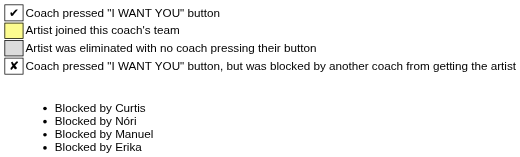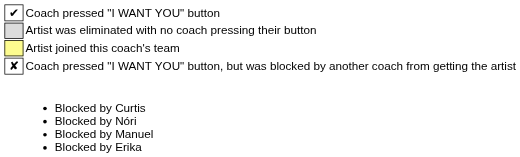rows swapped: (103, 30) <-> (171, 48)
